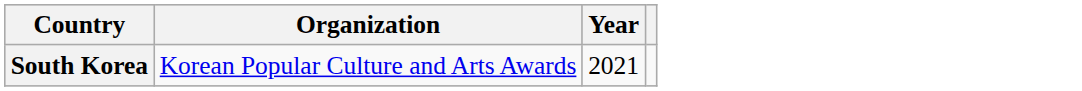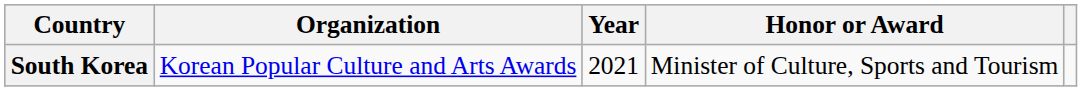+ column: (855, 24)
